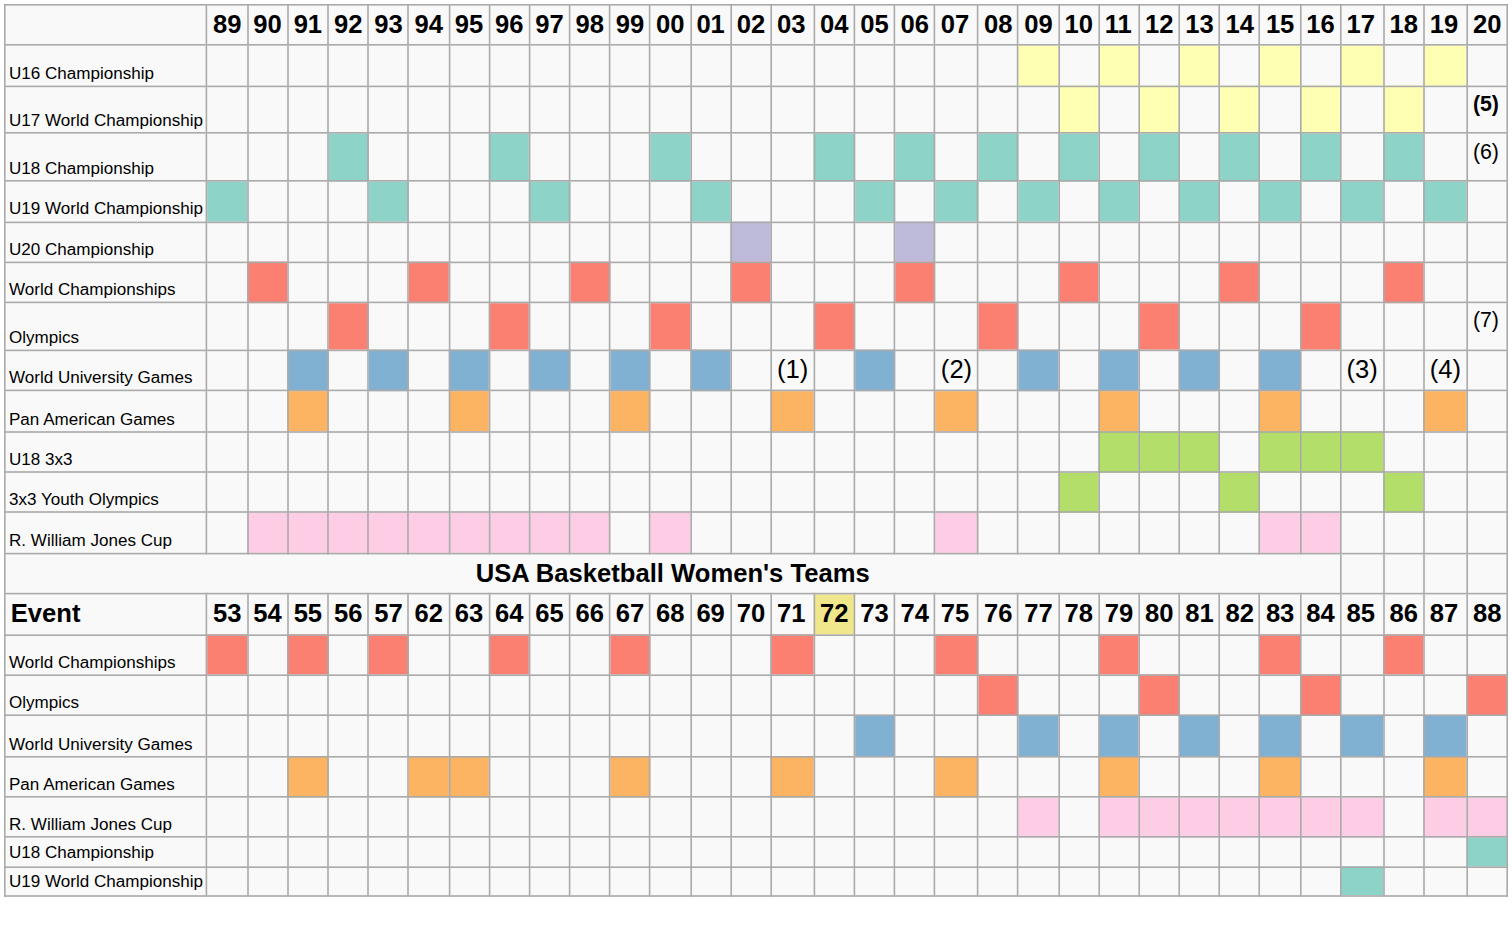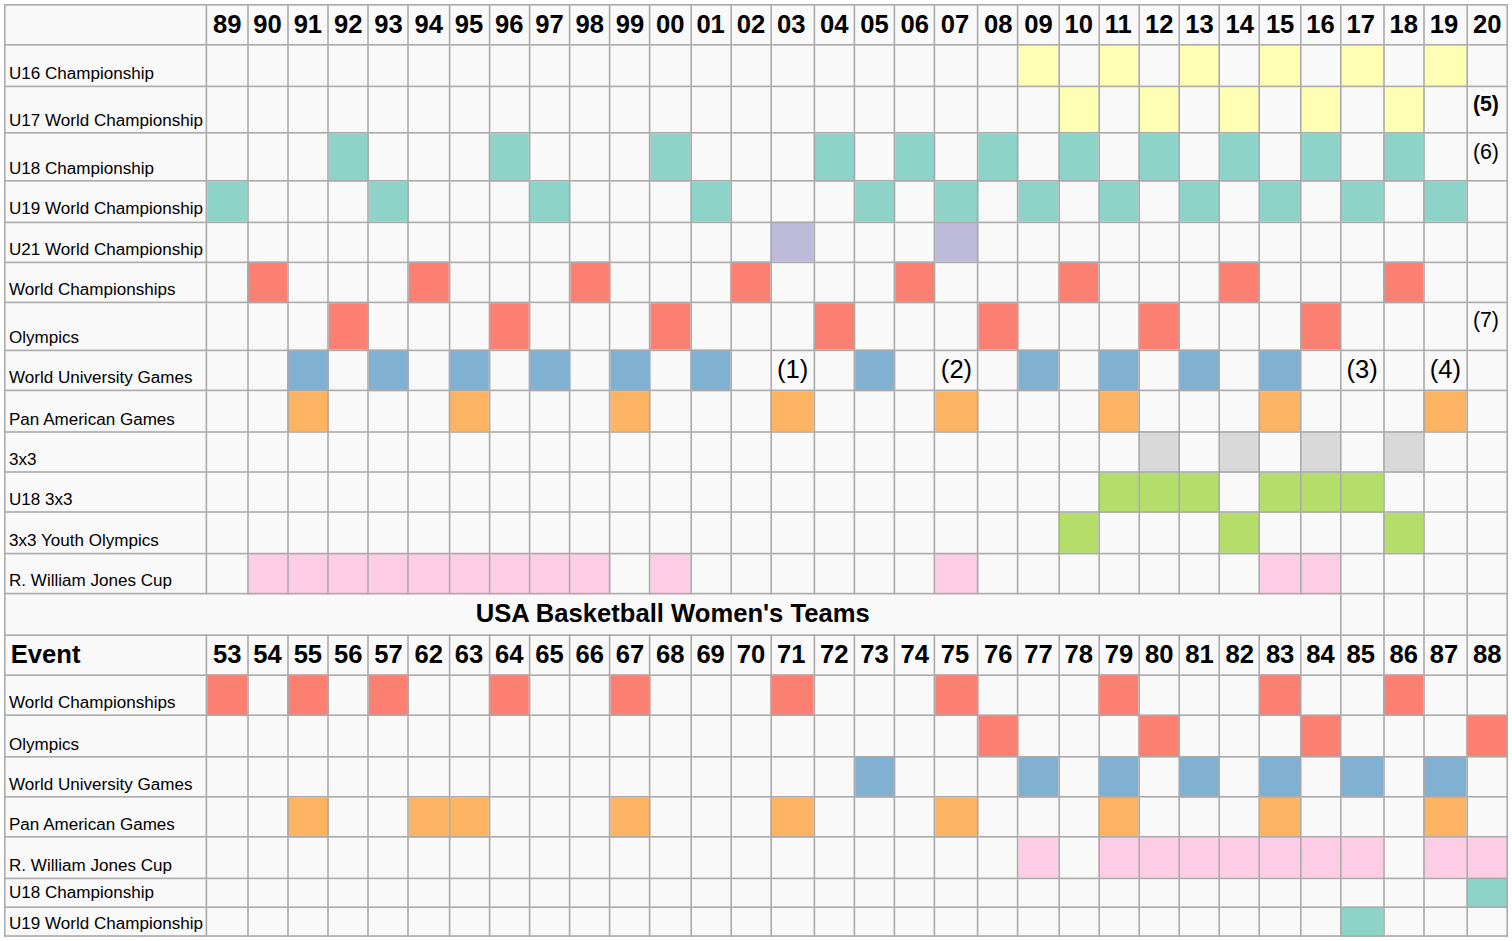- row: (82, 248)
+ row: (106, 248)
+ row: (23, 458)
(834, 613) khaki background -> (834, 654) no background
